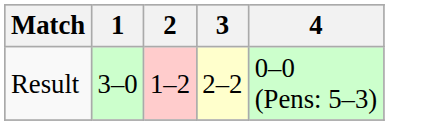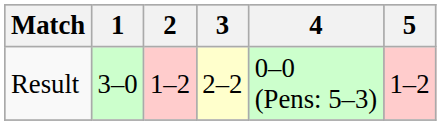+ column: (410, 25)
